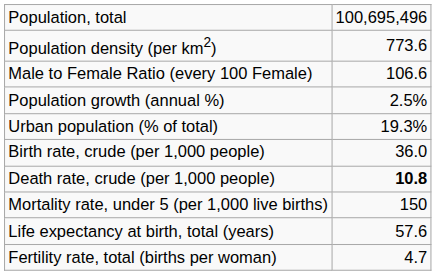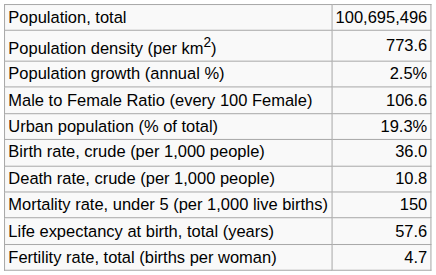rows swapped: (116, 100) <-> (160, 74)
(411, 178) bold -> (411, 178) normal
